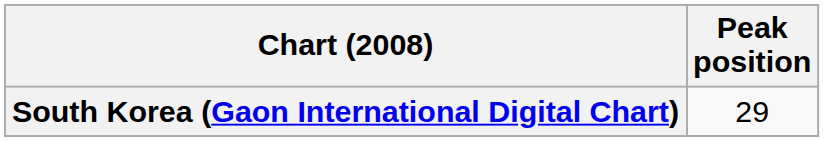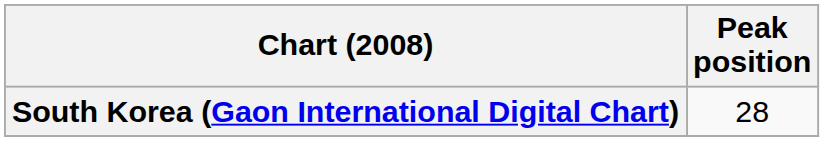(752, 111) 29 -> (752, 111) 28
